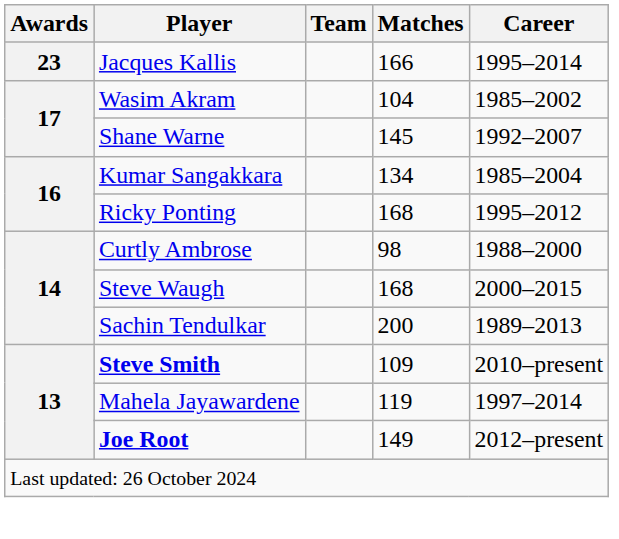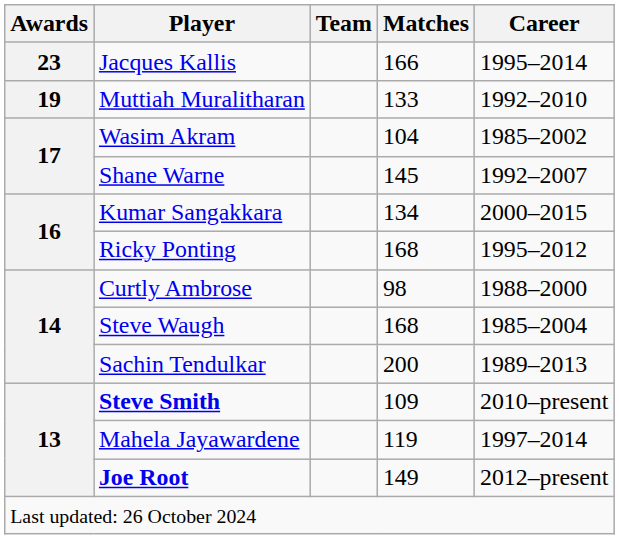+ row: (202, 99)
(528, 174) 1985–2004 -> (534, 212) 2000–2015
(528, 288) 2000–2015 -> (534, 325) 1985–2004
